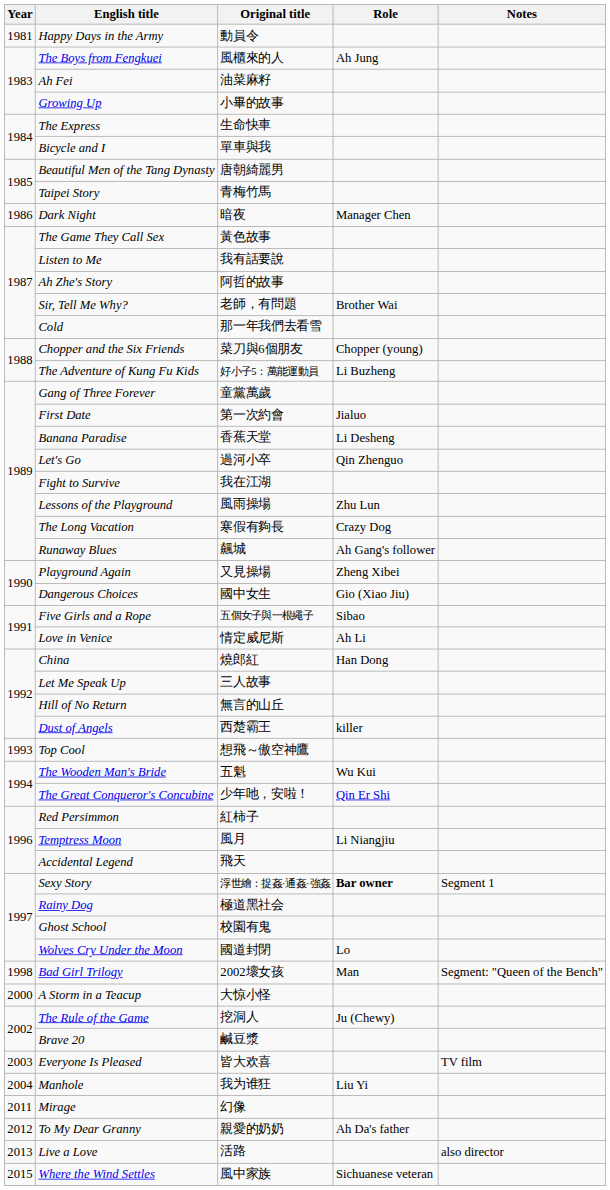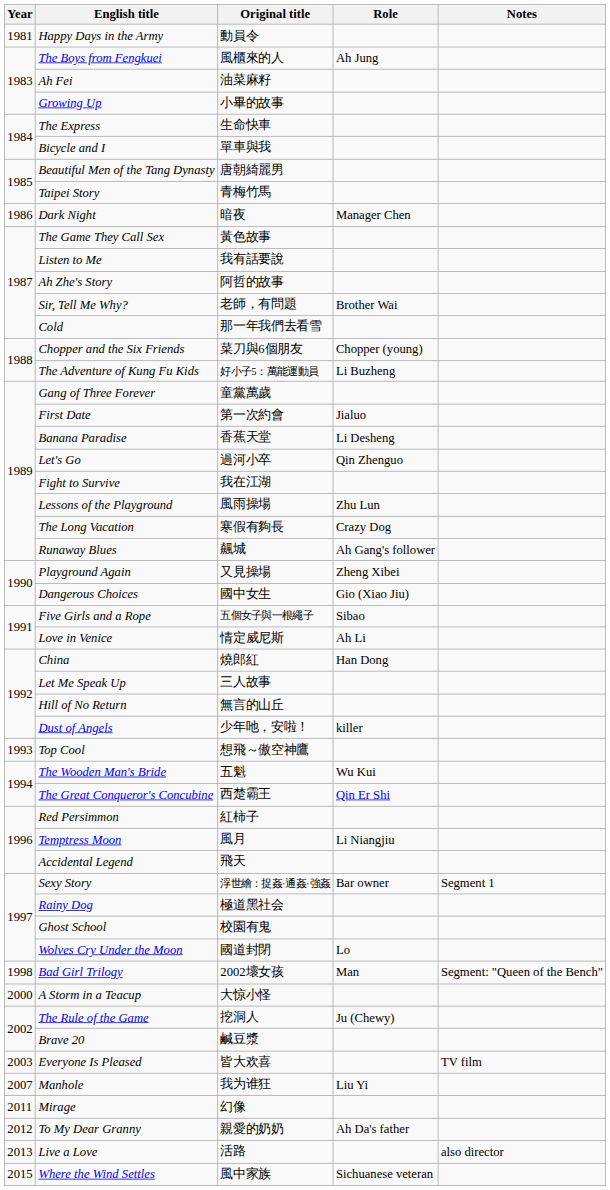(246, 727) 西楚霸王 -> (265, 727) 少年吔，安啦！
(265, 794) 少年吔，安啦！ -> (246, 794) 西楚霸王
(364, 883) bold -> (362, 883) normal
(20, 1084) 2004 -> (20, 1084) 2007
